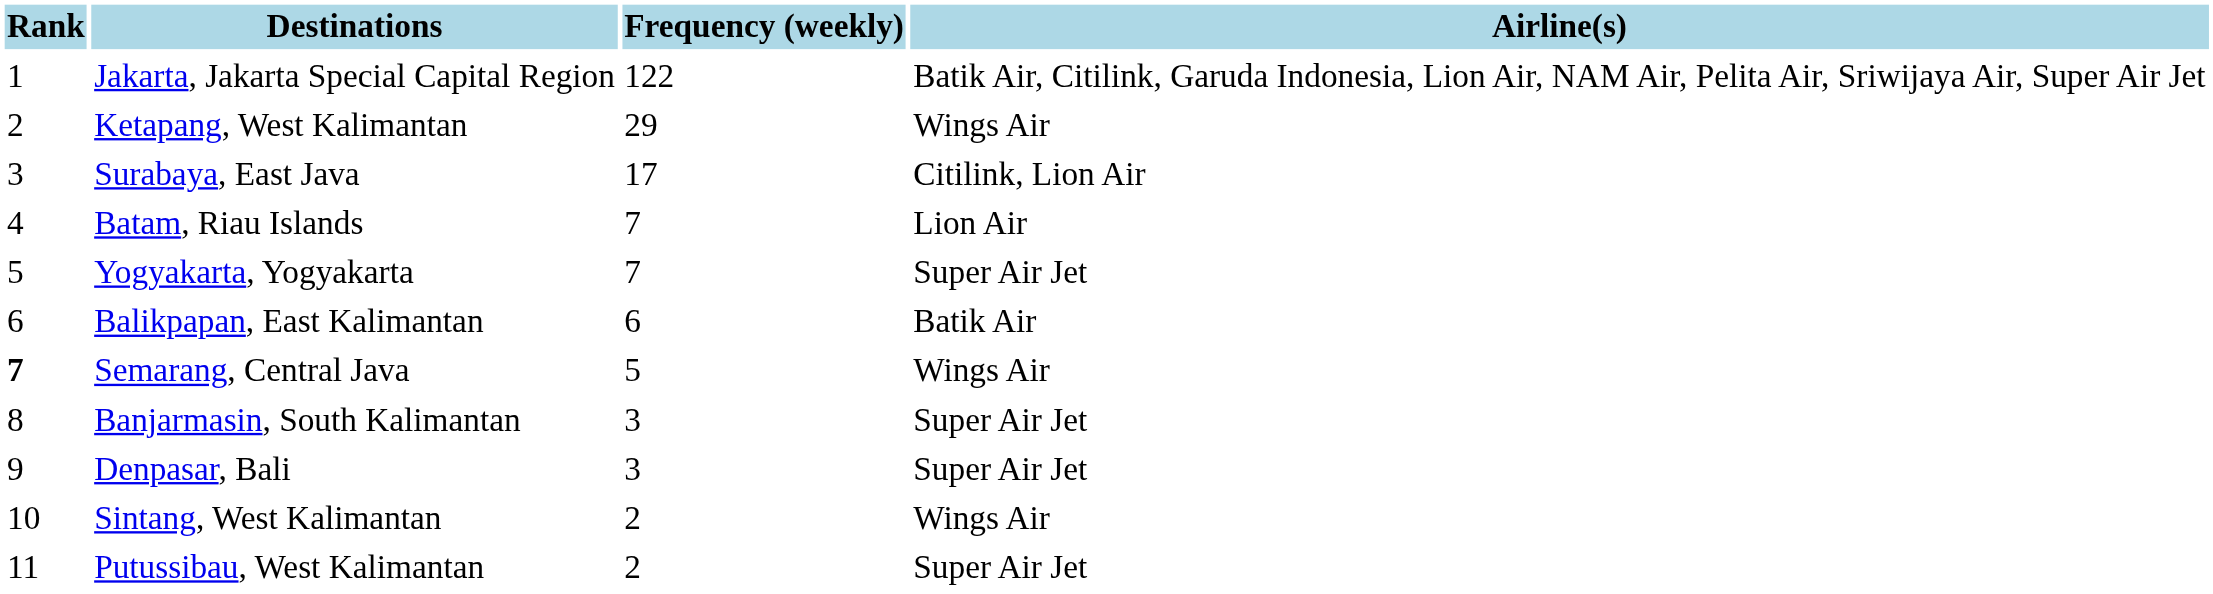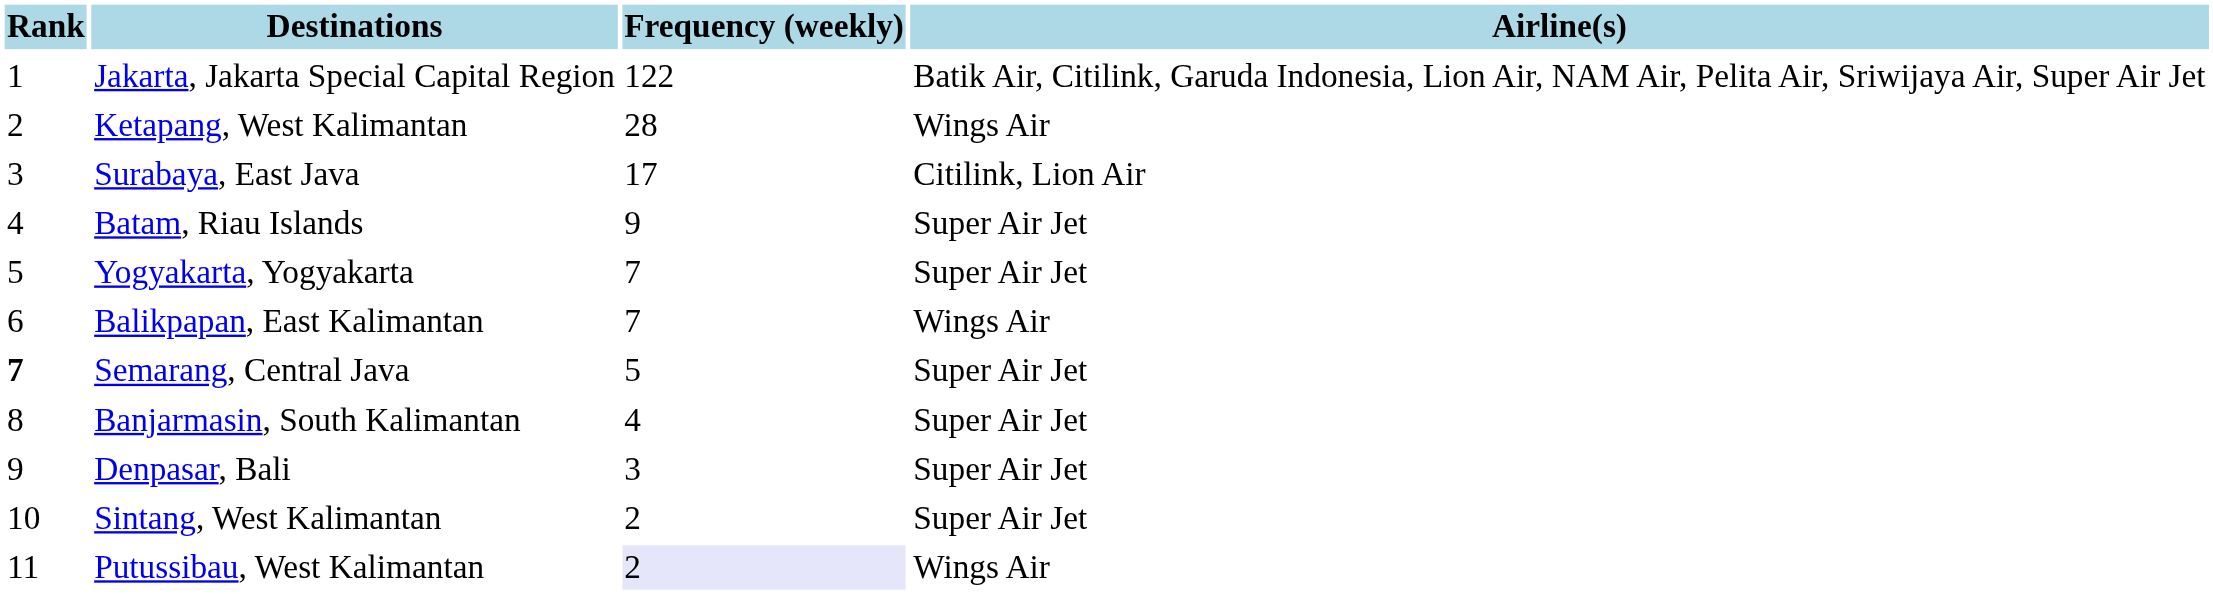(641, 124) 29 -> (641, 124) 28
(633, 222) 7 -> (633, 222) 9
(970, 222) Lion Air -> (1000, 222) Super Air Jet
(633, 321) 6 -> (633, 321) 7
(975, 321) Batik Air -> (982, 321) Wings Air
(982, 370) Wings Air -> (1000, 370) Super Air Jet
(633, 419) 3 -> (633, 419) 4
(982, 517) Wings Air -> (1000, 517) Super Air Jet
(633, 566) no background -> (633, 566) lavender background
(1000, 566) Super Air Jet -> (982, 566) Wings Air
